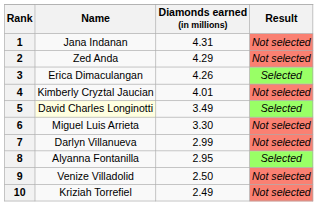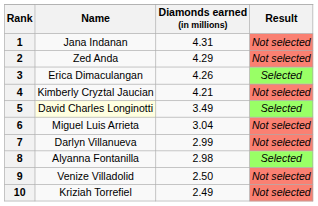(203, 92) 4.01 -> (203, 92) 4.21
(203, 125) 3.30 -> (203, 125) 3.04
(203, 159) 2.95 -> (203, 159) 2.98
